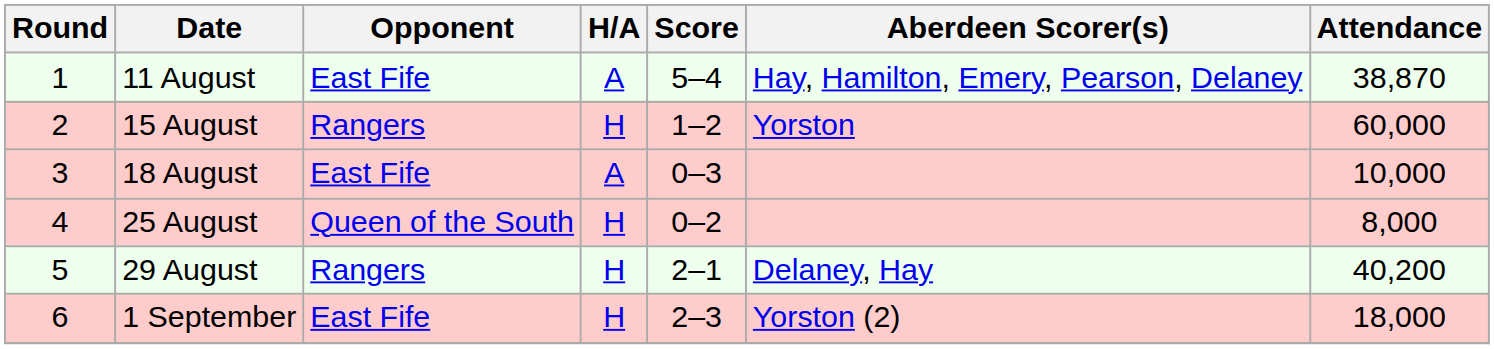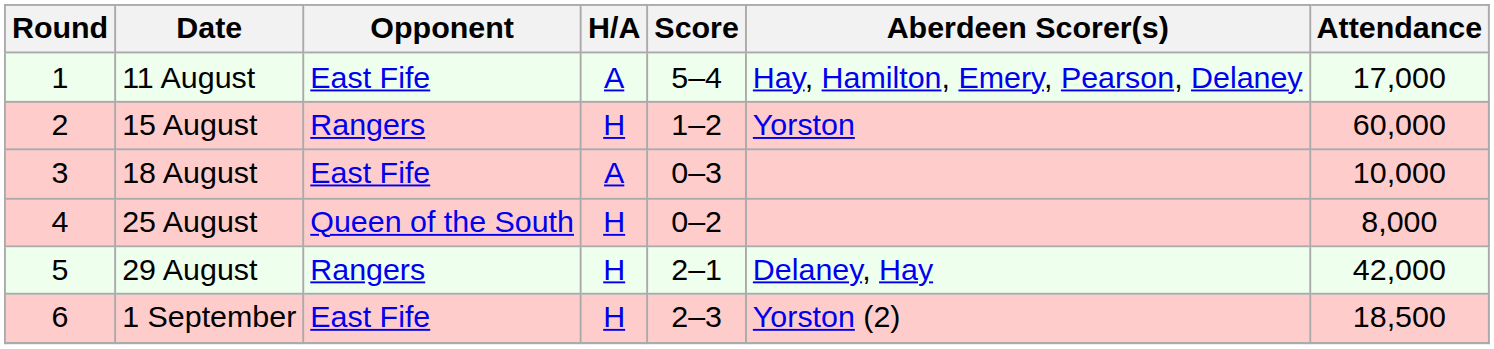(1399, 76) 38,870 -> (1399, 76) 17,000
(1399, 269) 40,200 -> (1399, 269) 42,000
(1399, 317) 18,000 -> (1399, 317) 18,500
